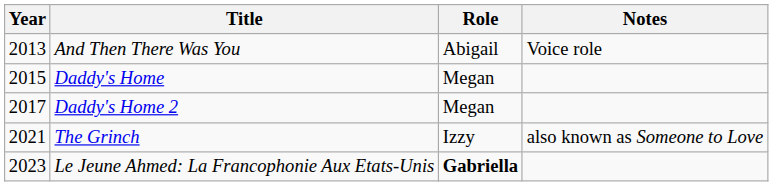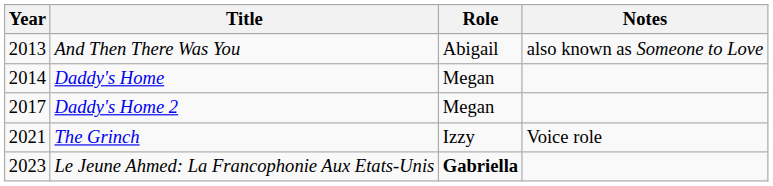(564, 48) Voice role -> (645, 48) also known as Someone to Love
(27, 78) 2015 -> (27, 78) 2014
(645, 136) also known as Someone to Love -> (564, 136) Voice role
